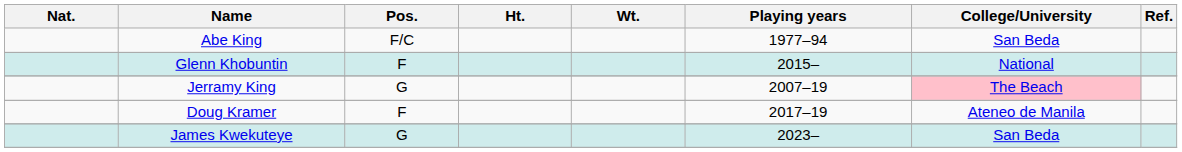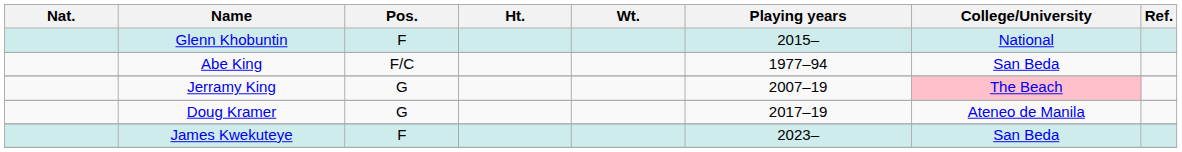rows swapped: (232, 64) <-> (232, 40)
(402, 111) F -> (402, 111) G
(402, 135) G -> (402, 135) F
